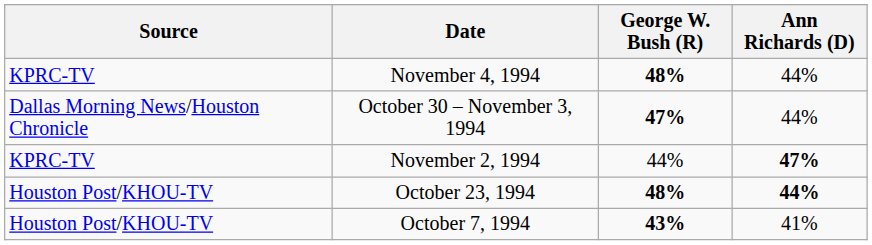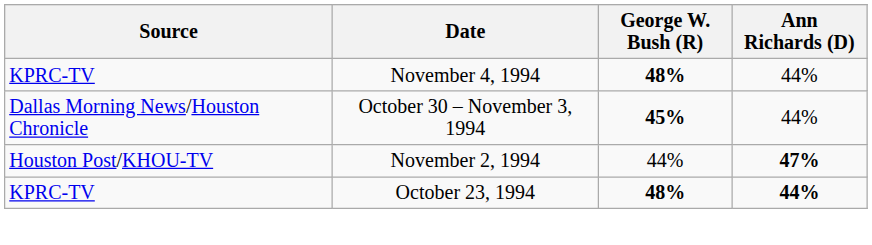(665, 117) 47% -> (665, 117) 45%
(52, 160) KPRC-TV -> (111, 160) Houston Post/KHOU-TV
(111, 192) Houston Post/KHOU-TV -> (52, 192) KPRC-TV
- row: (465, 223)
